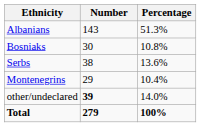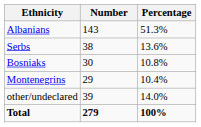rows swapped: (18, 63) <-> (26, 46)
(88, 96) bold -> (88, 96) normal
